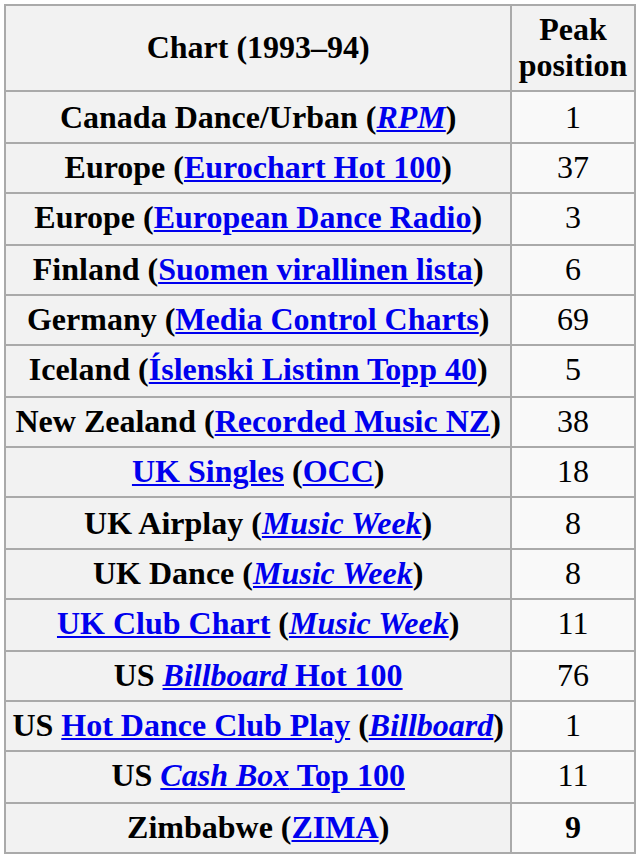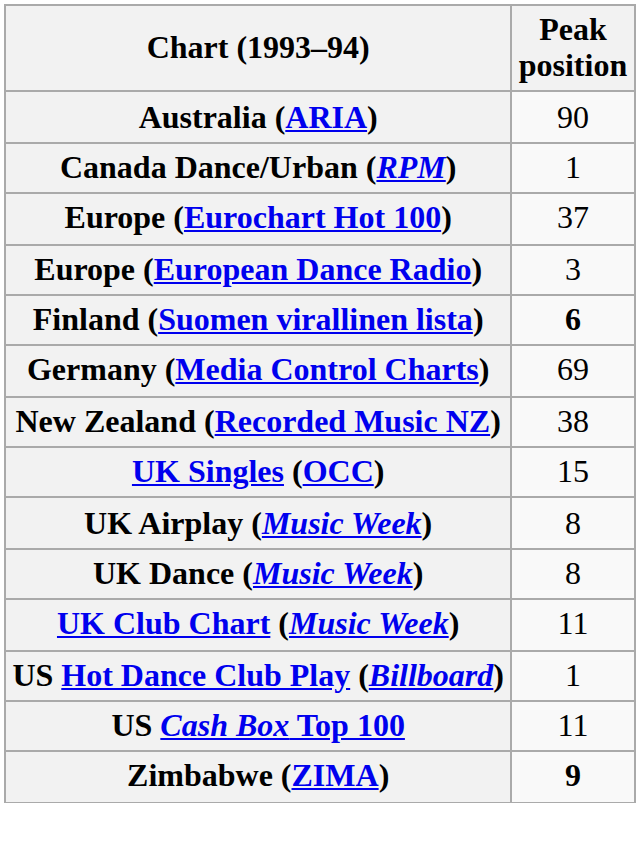+ row: (258, 116)
(573, 268) normal -> (573, 319) bold
- row: (258, 370)
(573, 471) 18 -> (573, 471) 15
- row: (258, 674)
